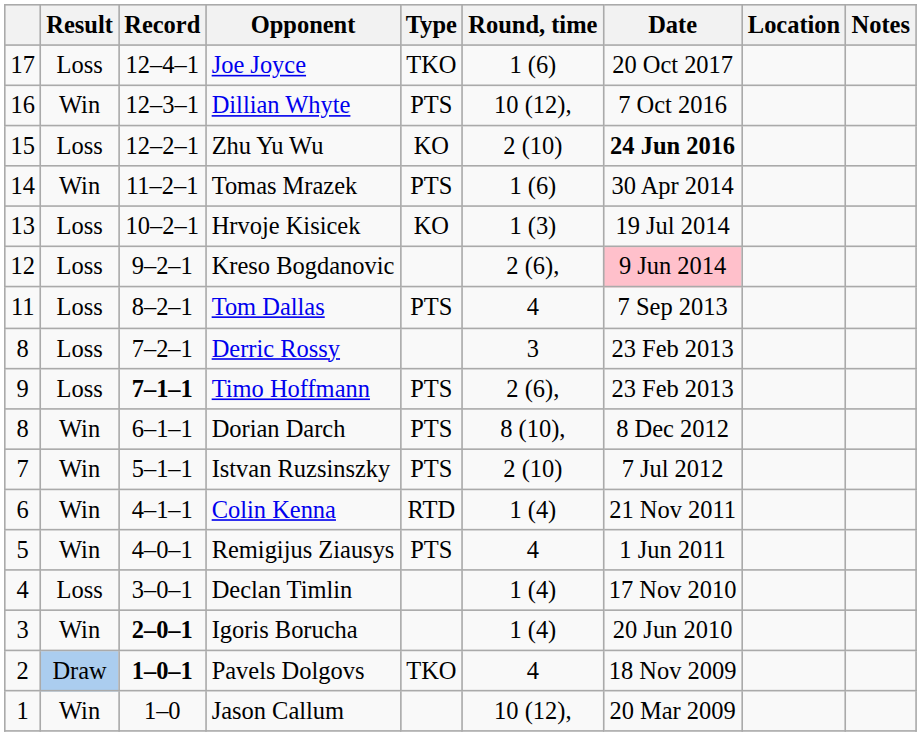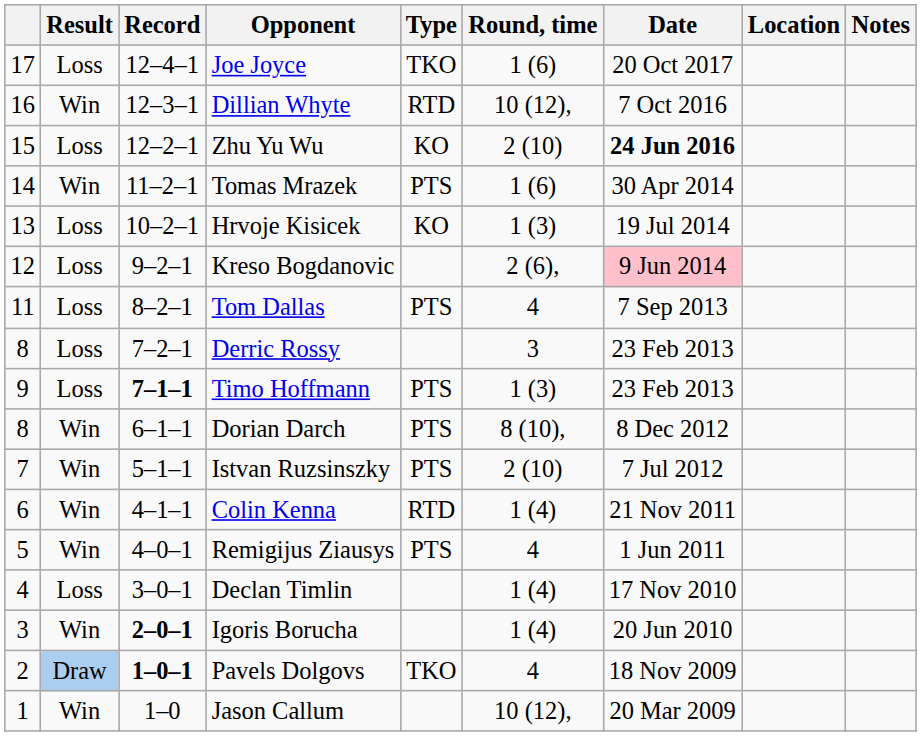(431, 105) PTS -> (431, 105) RTD
(533, 388) 2 (6), -> (533, 388) 1 (3)
